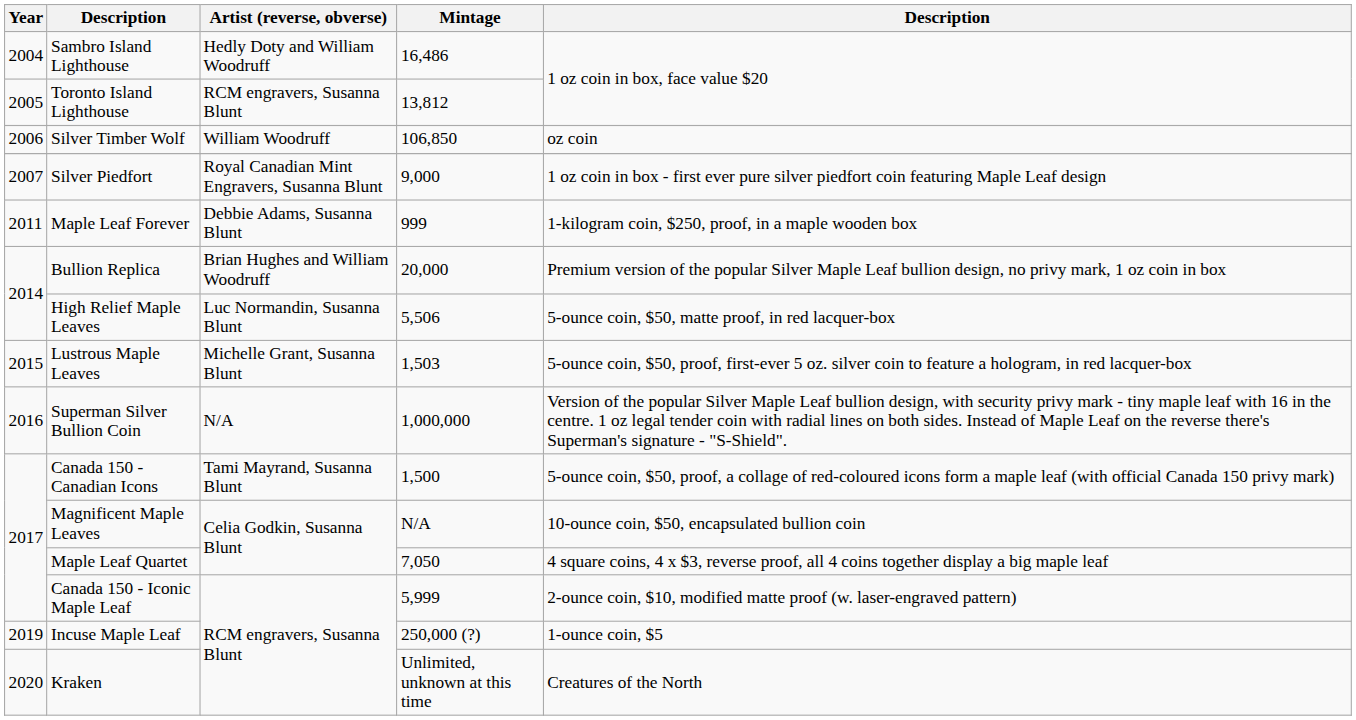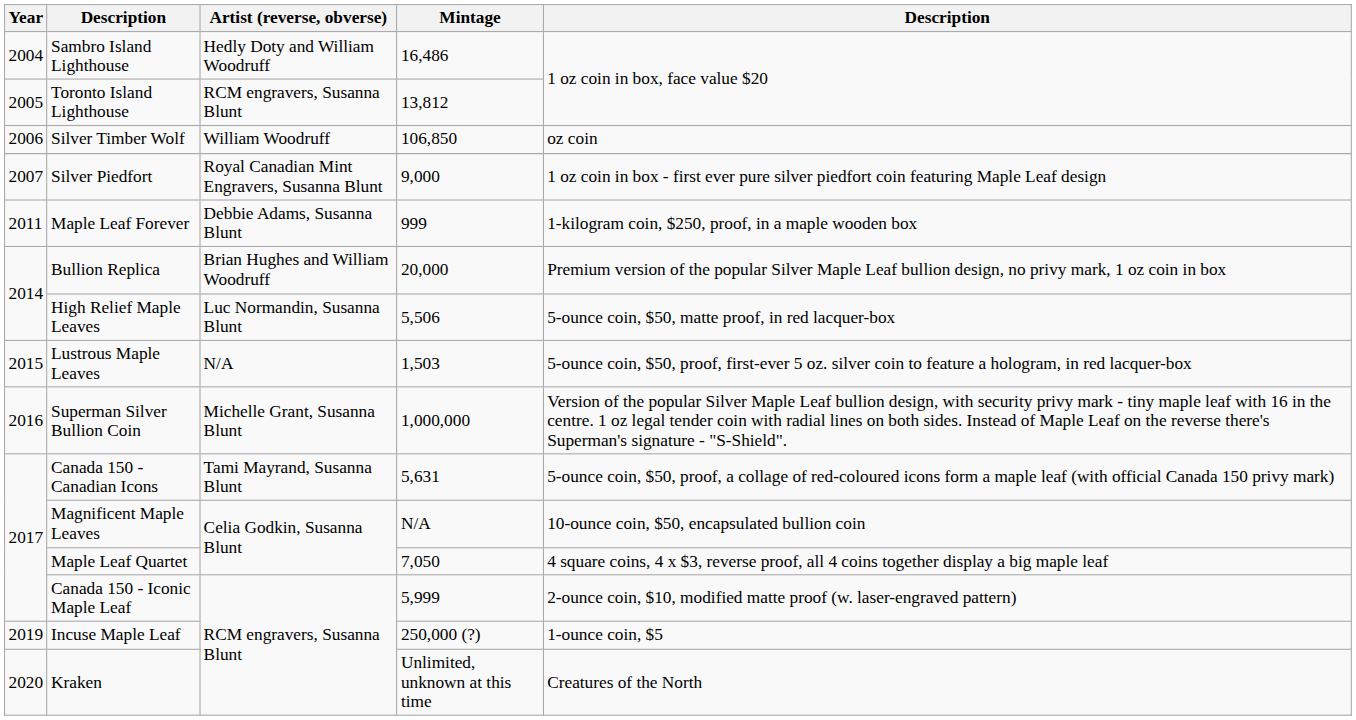(289, 363) Michelle Grant, Susanna Blunt -> (218, 363) N/A
(218, 420) N/A -> (289, 420) Michelle Grant, Susanna Blunt
(420, 476) 1,500 -> (420, 476) 5,631
